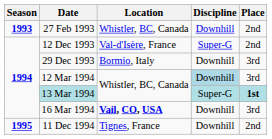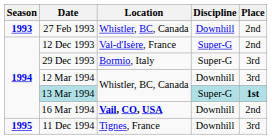(215, 61) Downhill -> (215, 61) Super-G
(215, 77) lightblue background -> (215, 77) no background
(253, 110) 3rd -> (253, 110) 2nd
(253, 126) 2nd -> (253, 126) 3rd
